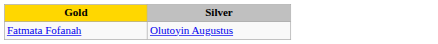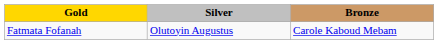+ column: (362, 13)
